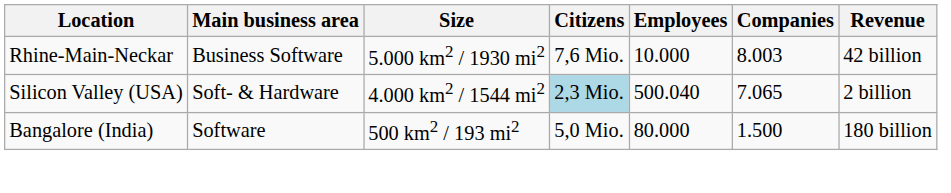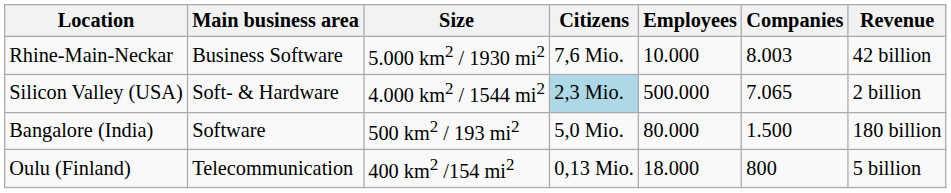(667, 93) 500.040 -> (676, 93) 500.000
+ row: (70, 168)
